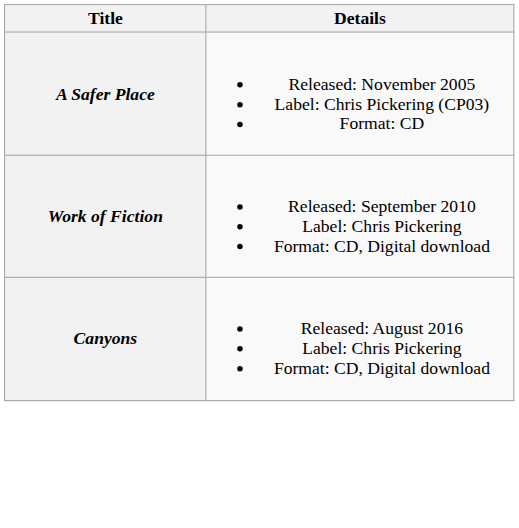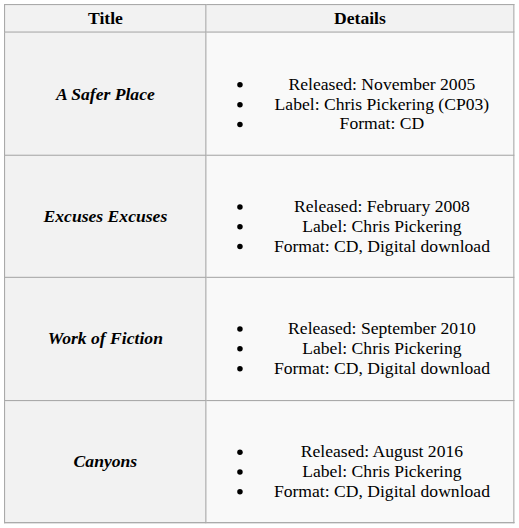+ row: (105, 216)
